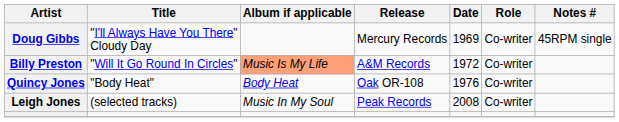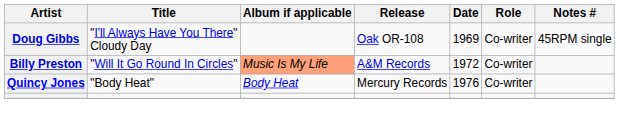(402, 39) Mercury Records -> (390, 39) Oak OR-108
(390, 83) Oak OR-108 -> (402, 83) Mercury Records
- row: (46, 102)
